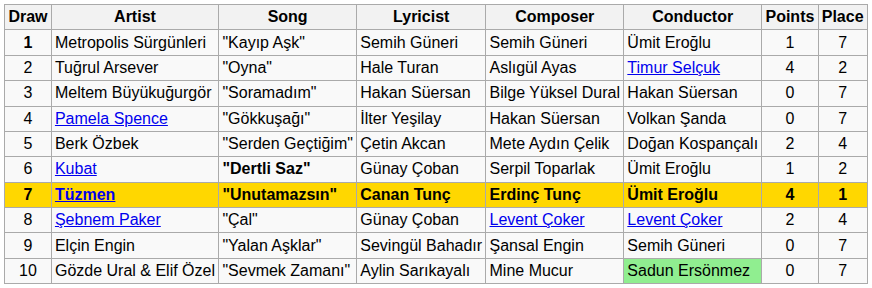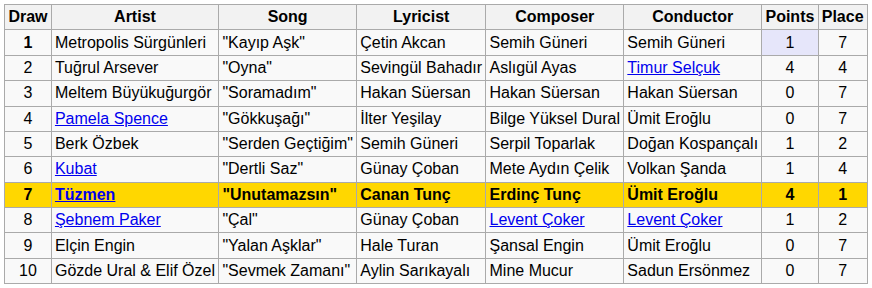(409, 42) Semih Güneri -> (403, 42) Çetin Akcan
(669, 42) Ümit Eroğlu -> (676, 42) Semih Güneri
(790, 42) no background -> (790, 42) lavender background
(399, 67) Hale Turan -> (421, 67) Sevingül Bahadır
(843, 67) 2 -> (843, 67) 4
(555, 93) Bilge Yüksel Dural -> (545, 93) Hakan Süersan
(545, 118) Hakan Süersan -> (555, 118) Bilge Yüksel Dural
(677, 118) Volkan Şanda -> (669, 118) Ümit Eroğlu
(403, 144) Çetin Akcan -> (409, 144) Semih Güneri
(549, 144) Mete Aydın Çelik -> (542, 144) Serpil Toparlak
(790, 144) 2 -> (790, 144) 1
(843, 144) 4 -> (843, 144) 2
(266, 169) bold -> (263, 169) normal
(542, 169) Serpil Toparlak -> (549, 169) Mete Aydın Çelik
(669, 169) Ümit Eroğlu -> (677, 169) Volkan Şanda
(843, 169) 2 -> (843, 169) 4
(790, 220) 2 -> (790, 220) 1
(843, 220) 4 -> (843, 220) 2
(421, 245) Sevingül Bahadır -> (399, 245) Hale Turan
(676, 245) Semih Güneri -> (669, 245) Ümit Eroğlu
(689, 270) lightgreen background -> (689, 270) no background
